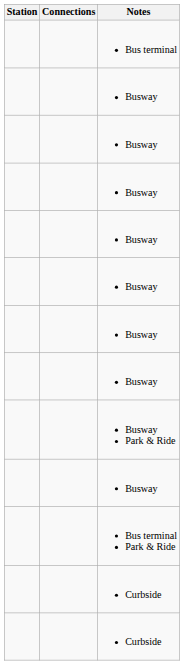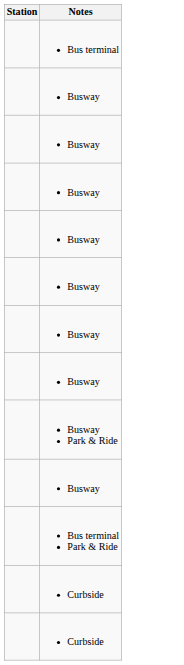- column: (69, 12)
